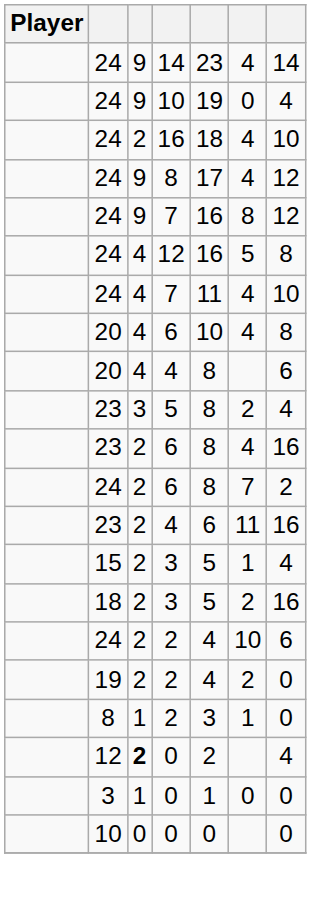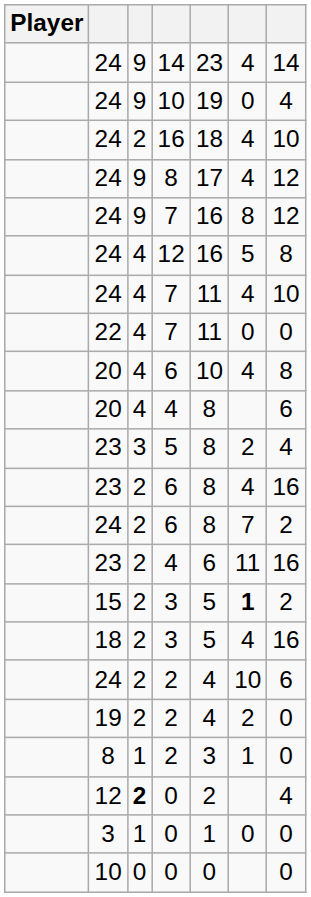+ row: (108, 332)
(248, 563) normal -> (248, 602) bold
(286, 563) 4 -> (286, 602) 2
(248, 602) 2 -> (248, 640) 4
